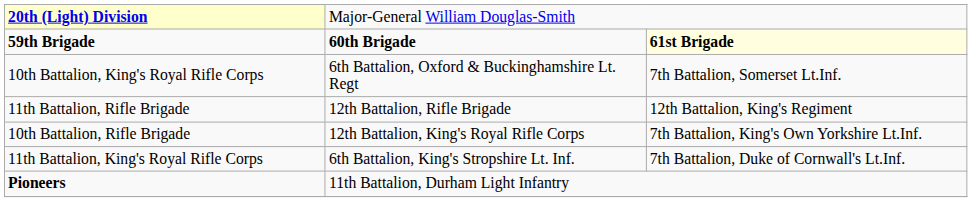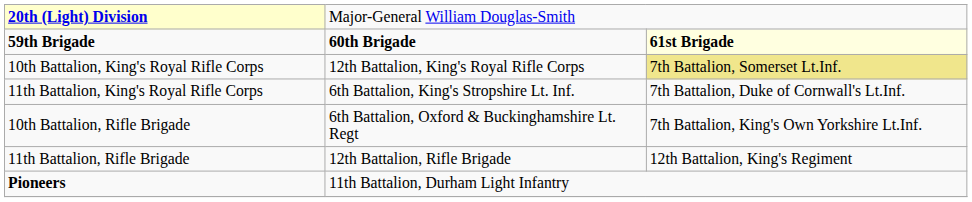(472, 75) 6th Battalion, Oxford & Buckinghamshire Lt. Regt -> (457, 66) 12th Battalion, King's Royal Rifle Corps
(746, 75) no background -> (746, 66) khaki background
rows swapped: (136, 158) <-> (99, 109)
(457, 134) 12th Battalion, King's Royal Rifle Corps -> (472, 125) 6th Battalion, Oxford & Buckinghamshire Lt. Regt
